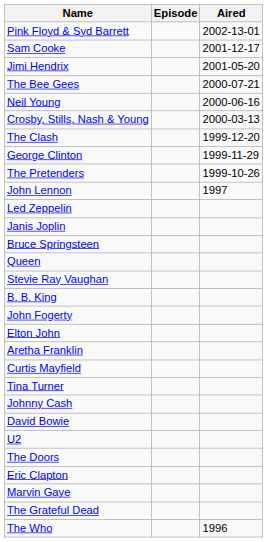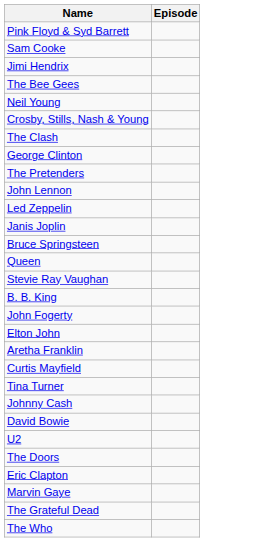- column: (231, 13)
